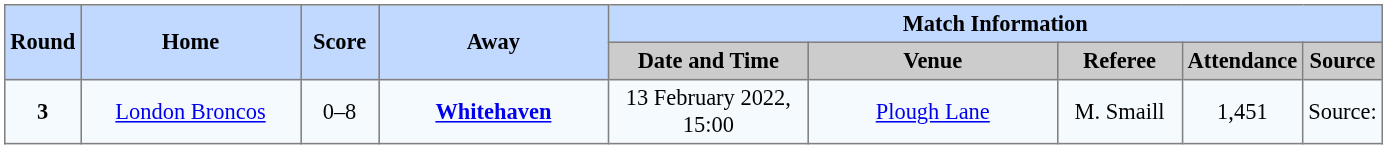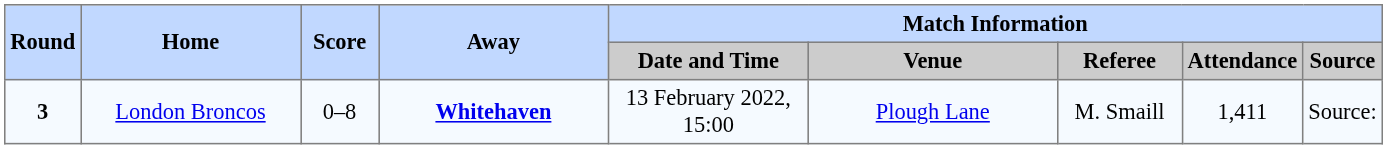(1242, 111) 1,451 -> (1242, 111) 1,411
